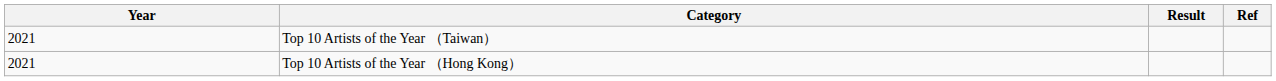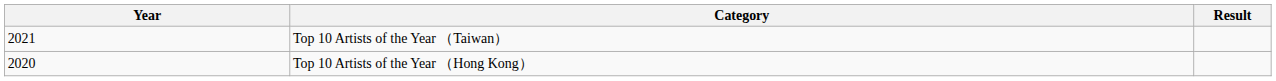- column: (1248, 15)
(22, 63) 2021 -> (22, 63) 2020
